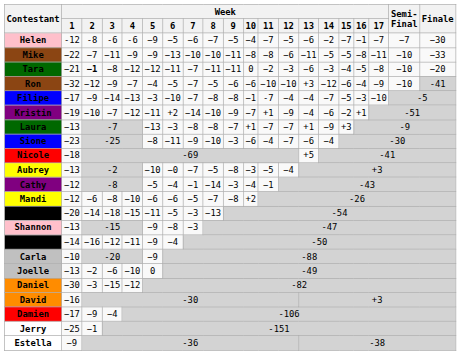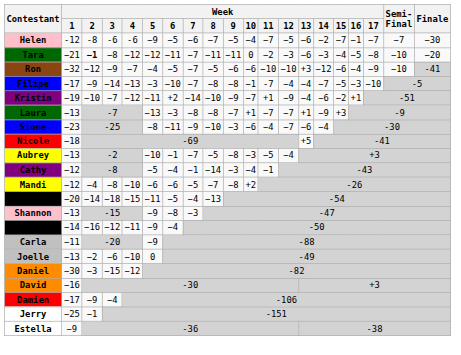- row: (33, 55)
(173, 170) −0 -> (173, 156) −1
(92, 199) −6 -> (92, 184) −4
(193, 213) −3 -> (193, 199) −4
(72, 256) −10 -> (72, 242) −11
